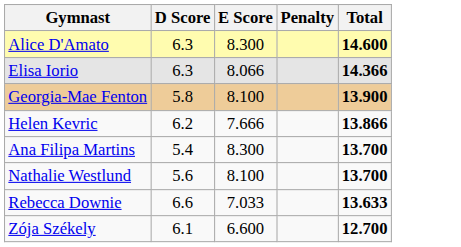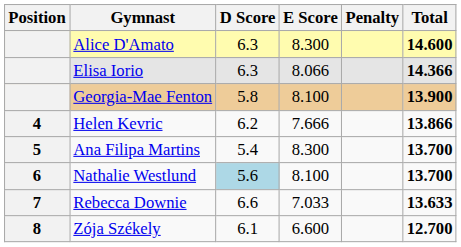+ column: (37, 17)
(183, 176) no background -> (248, 176) lightblue background
